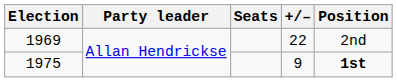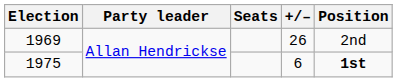(298, 40) 22 -> (298, 40) 26
(298, 64) 9 -> (298, 64) 6
